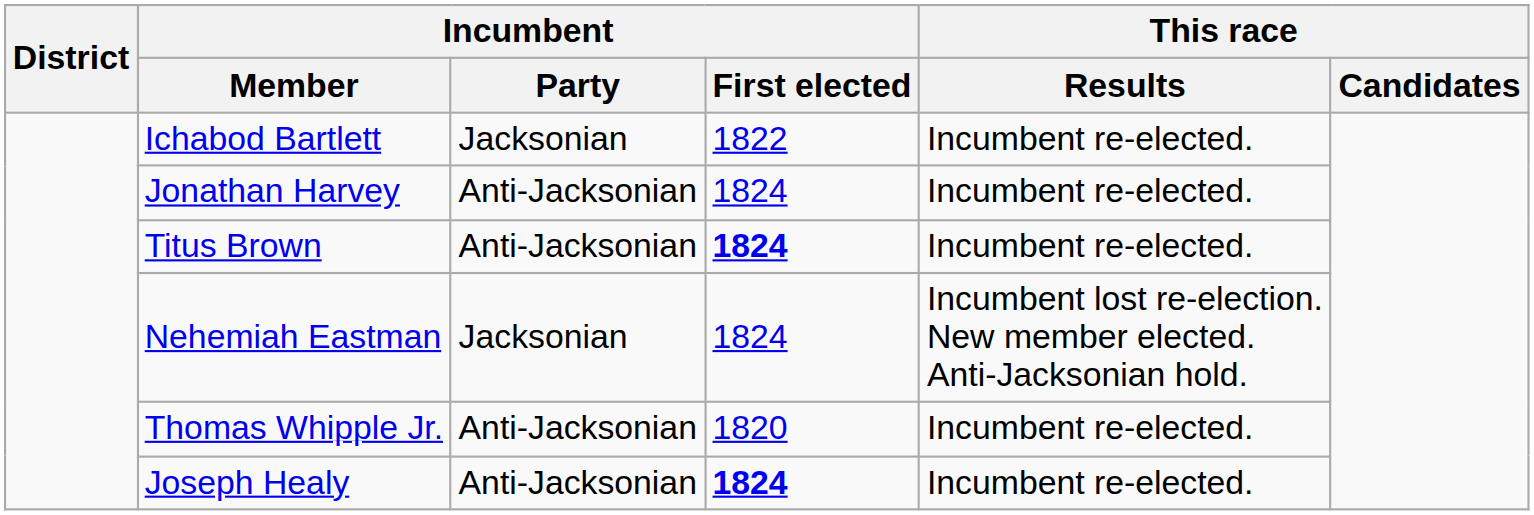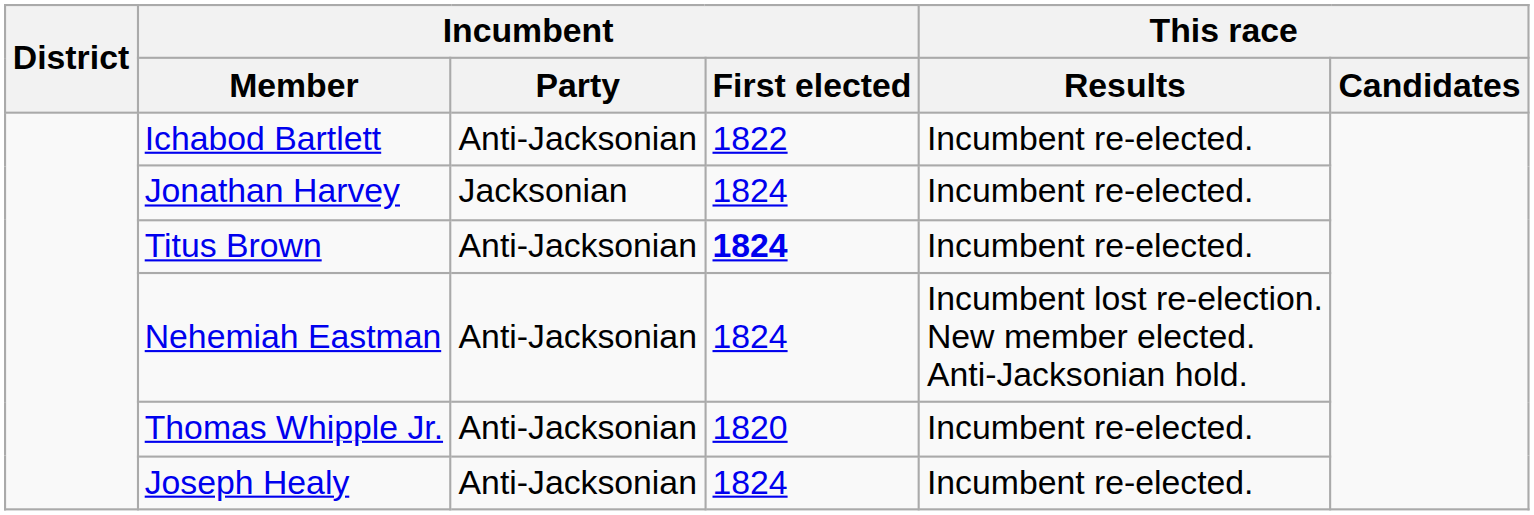(543, 138) Jacksonian -> (578, 138) Anti-Jacksonian
(578, 191) Anti-Jacksonian -> (543, 191) Jacksonian
(543, 336) Jacksonian -> (578, 336) Anti-Jacksonian
(750, 482) bold -> (750, 482) normal
